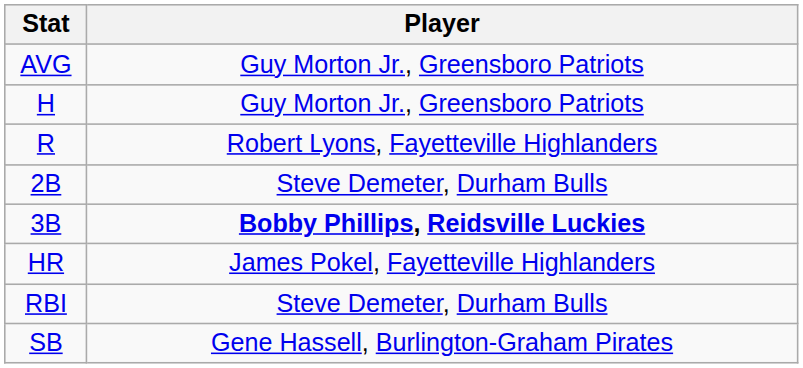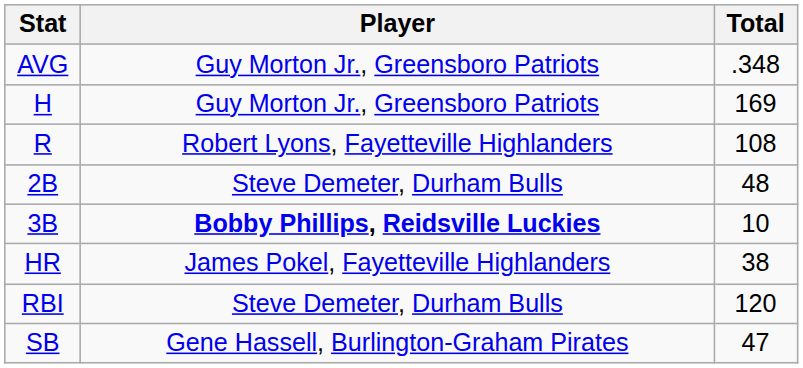+ column: (756, 24)
